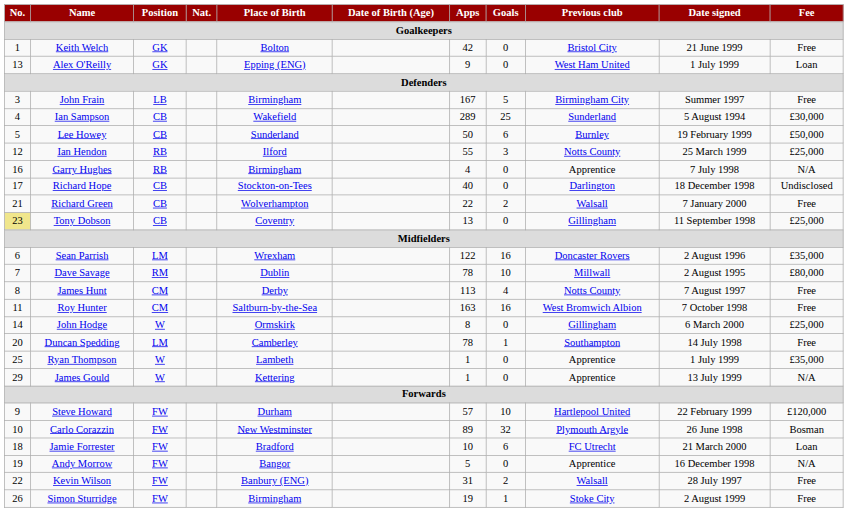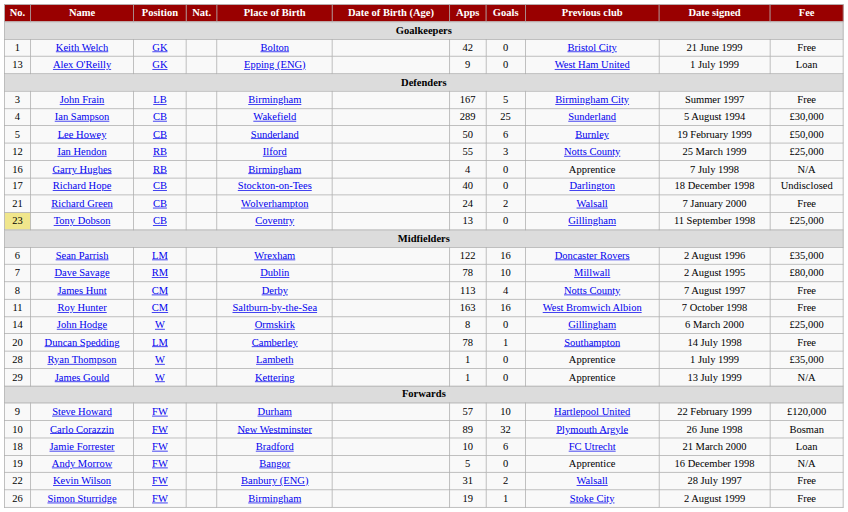(468, 204) 22 -> (468, 204) 24
(17, 360) 25 -> (17, 360) 28
